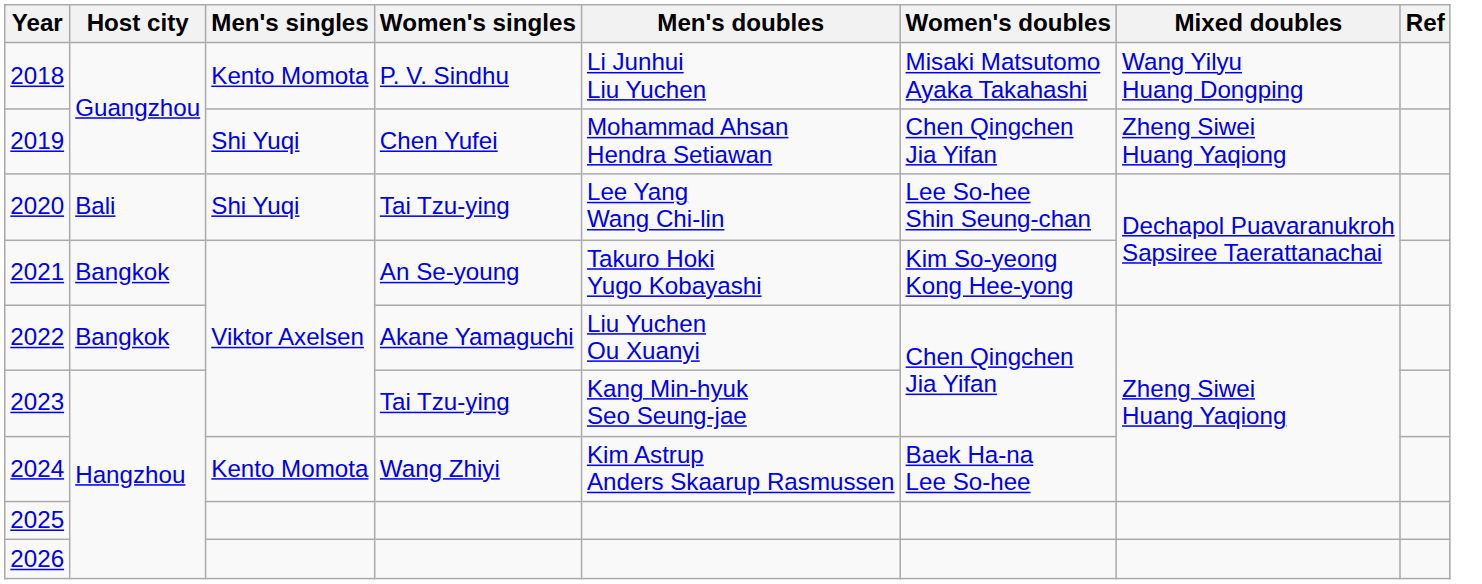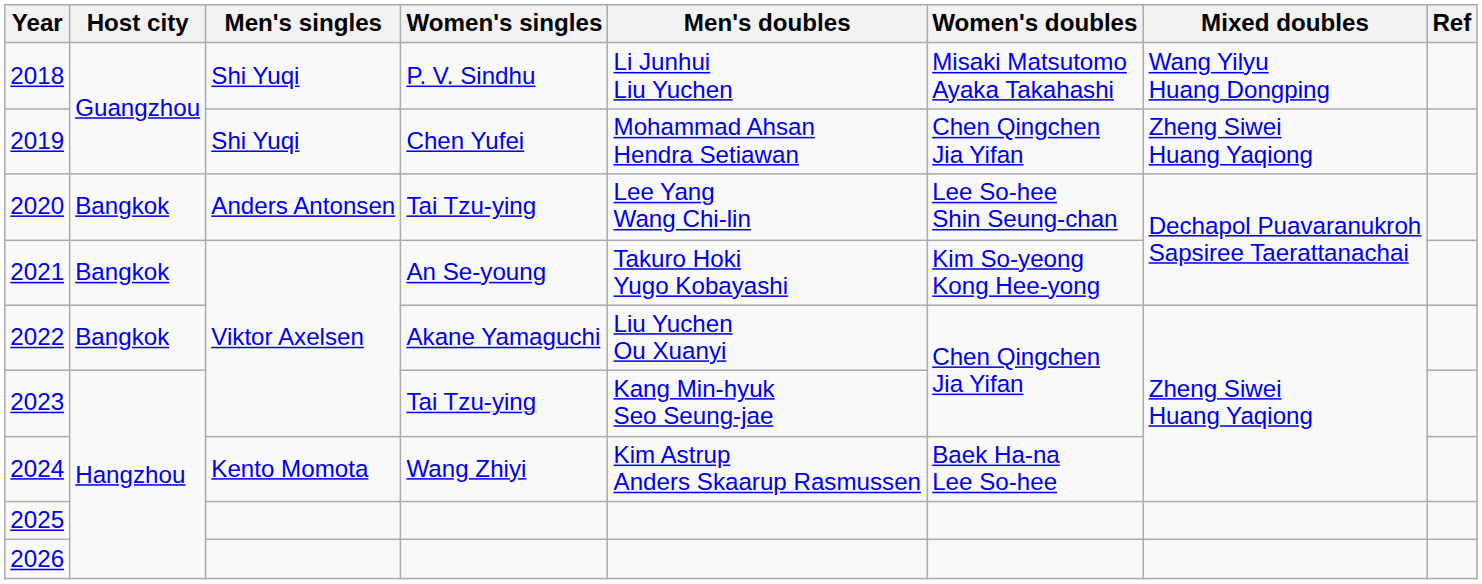(290, 75) Kento Momota -> (255, 75) Shi Yuqi
(95, 206) Bali -> (122, 206) Bangkok
(255, 206) Shi Yuqi -> (303, 206) Anders Antonsen
